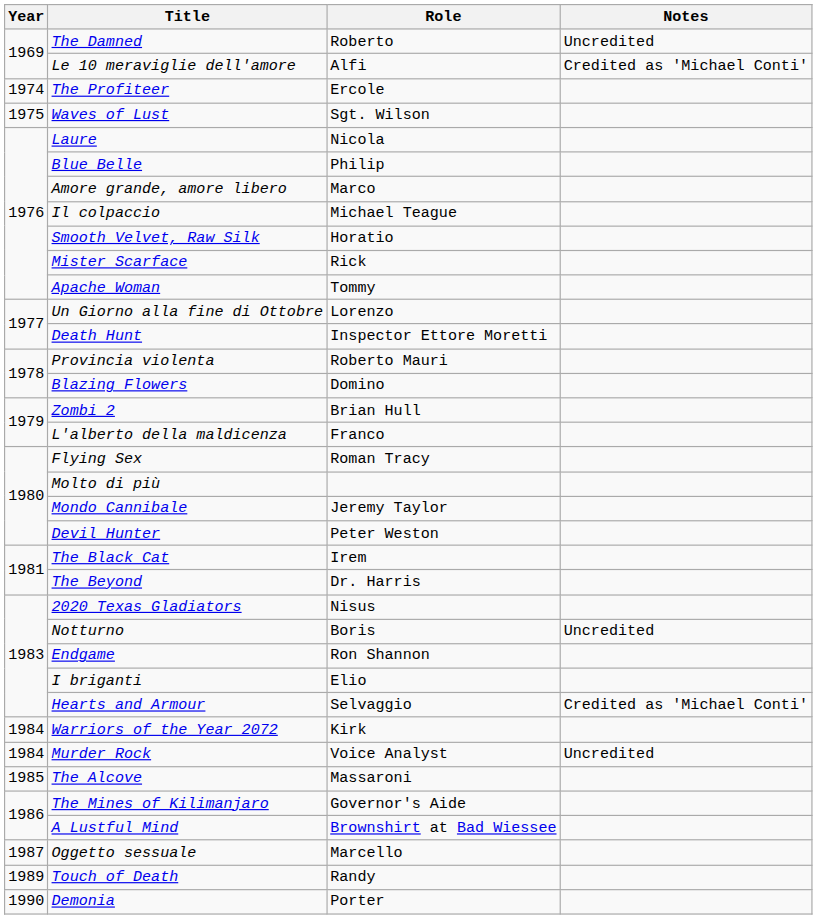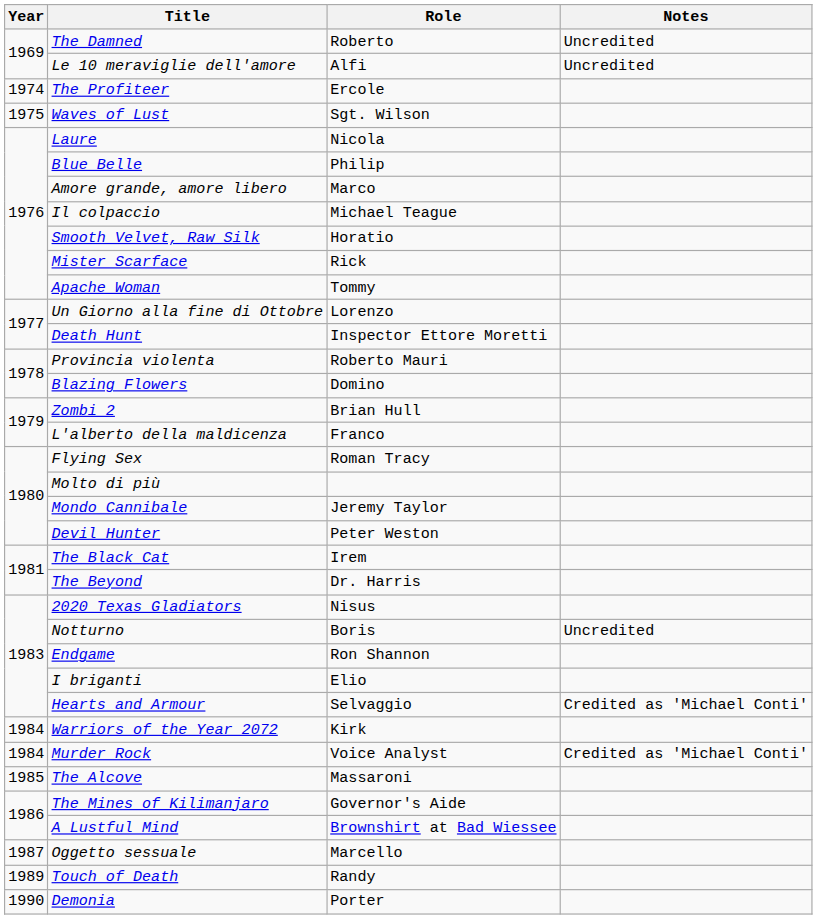(686, 66) Credited as 'Michael Conti' -> (609, 66) Uncredited
(609, 754) Uncredited -> (686, 754) Credited as 'Michael Conti'
